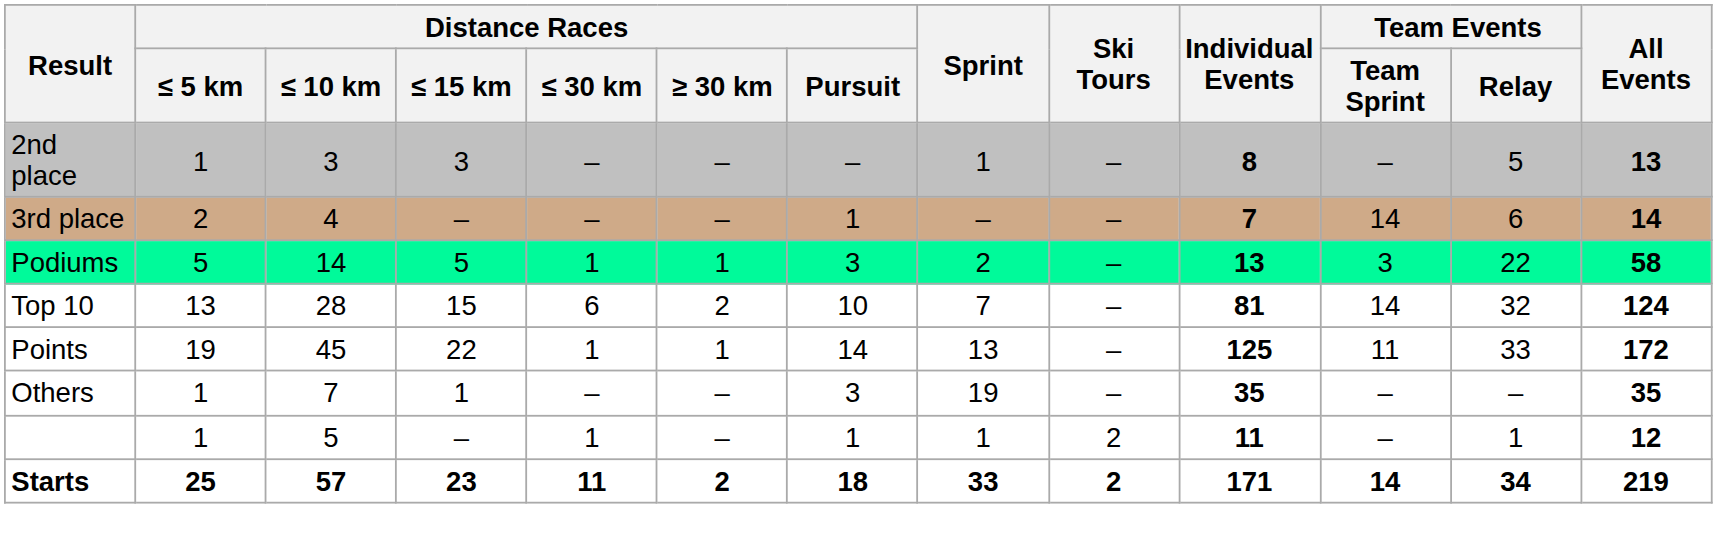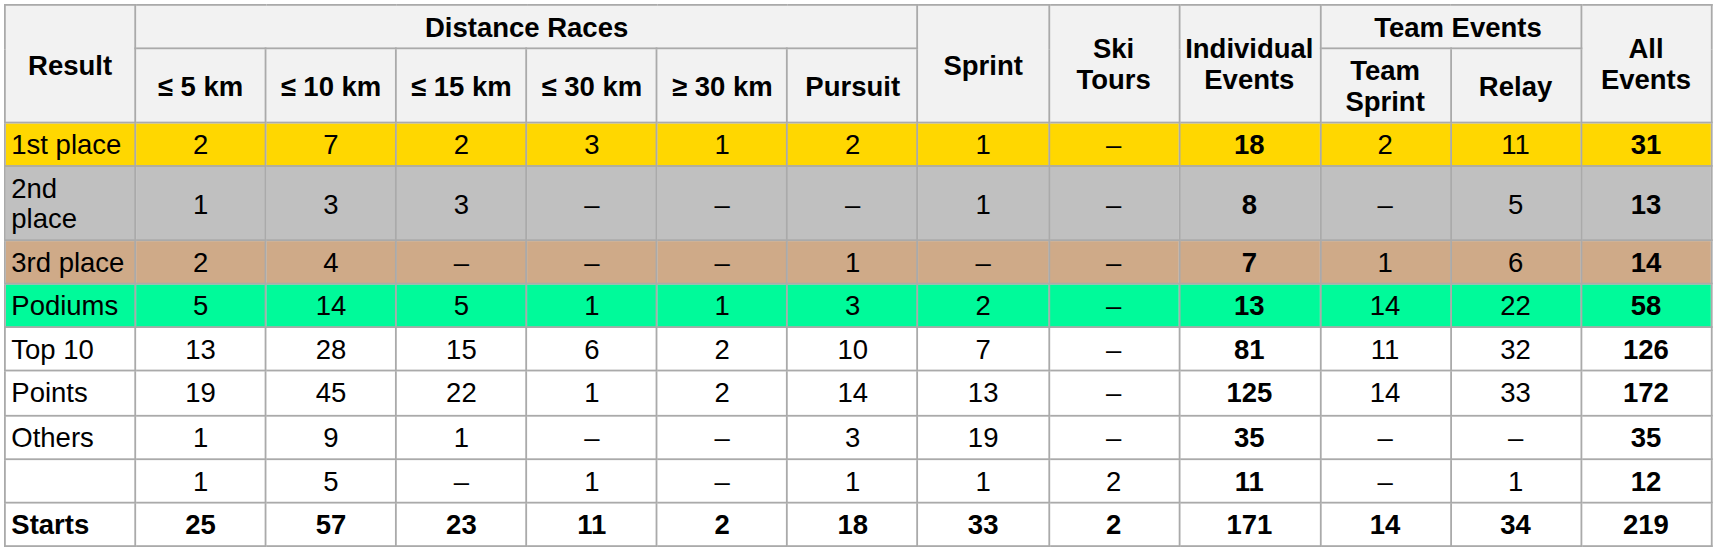+ row: (66, 145)
(1385, 219) 14 -> (1385, 263) 1
(1385, 263) 3 -> (1385, 306) 14
(1385, 306) 14 -> (1385, 350) 11
(1646, 306) 124 -> (1646, 350) 126
(722, 350) 1 -> (722, 393) 2
(1385, 350) 11 -> (1385, 393) 14
(331, 393) 7 -> (331, 437) 9
